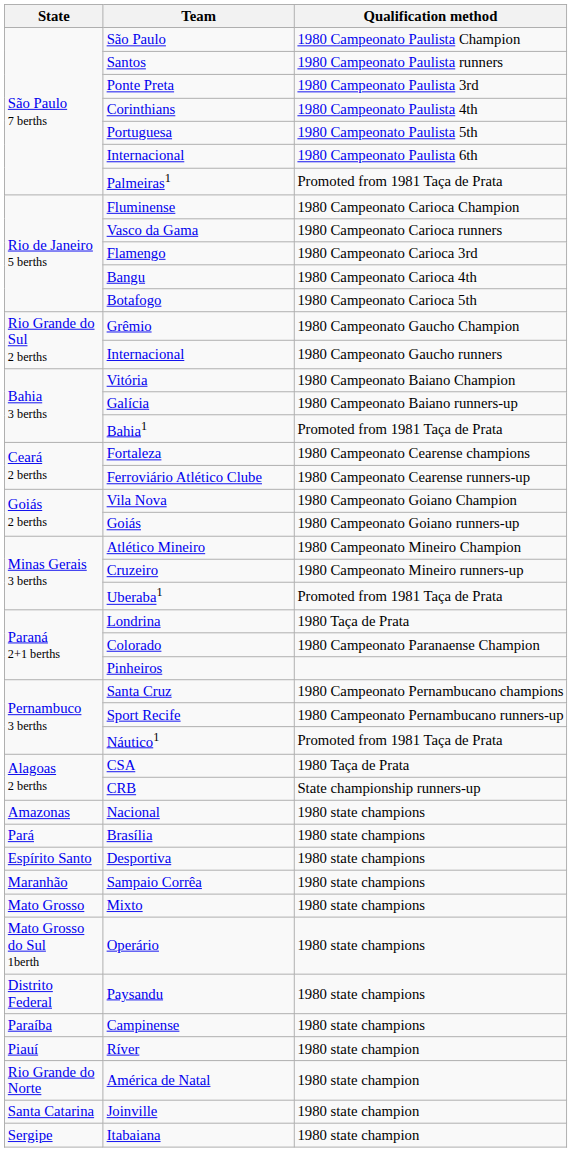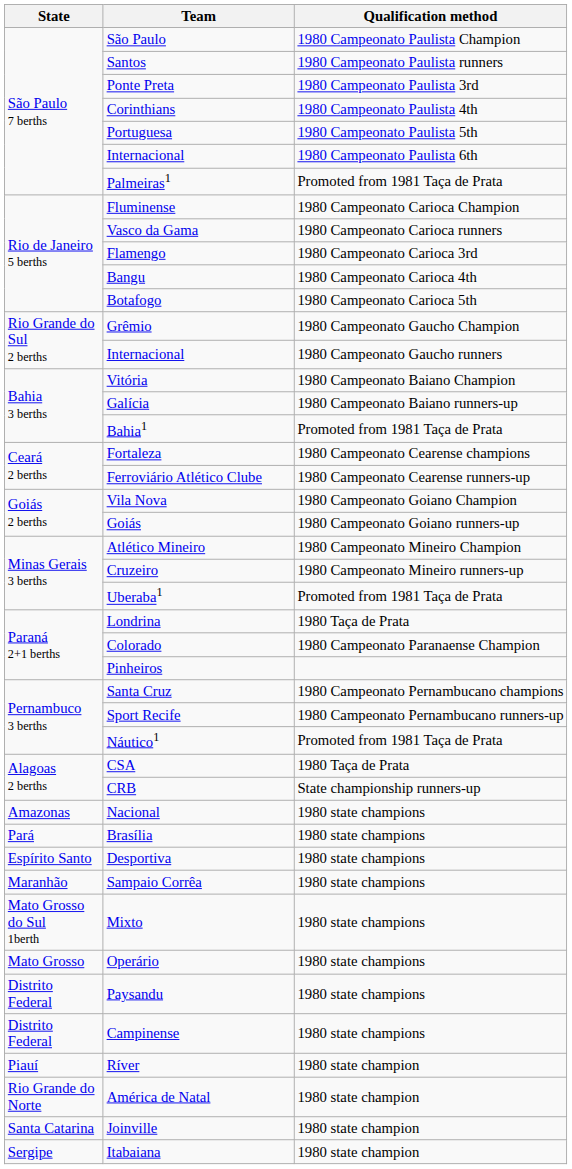(46, 905) Mato Grosso -> (46, 922) Mato Grosso do Sul 1berth
(46, 945) Mato Grosso do Sul 1berth -> (46, 962) Mato Grosso
(30, 1025) Paraíba -> (30, 1033) Distrito Federal
